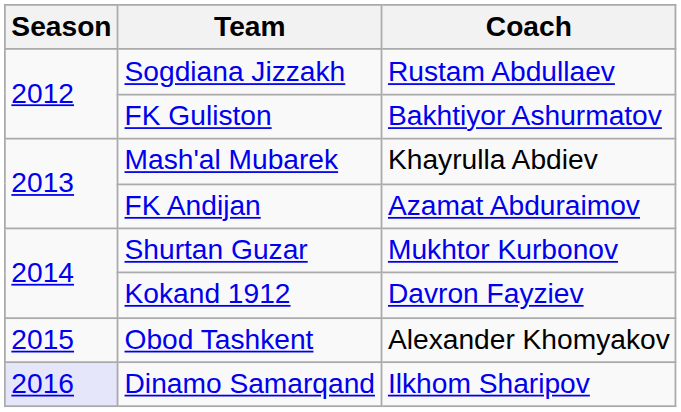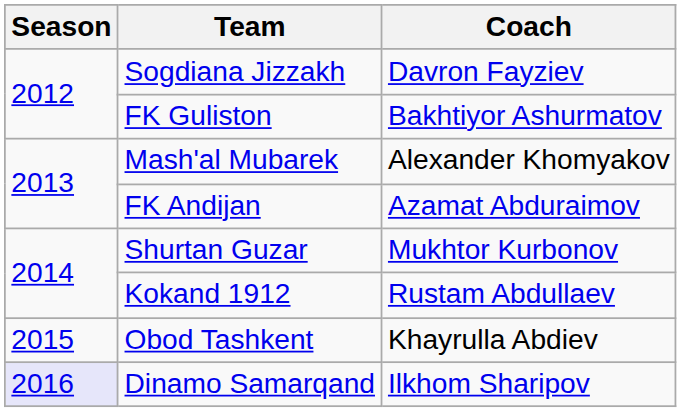(501, 71) Rustam Abdullaev -> (486, 71) Davron Fayziev
(493, 160) Khayrulla Abdiev -> (529, 160) Alexander Khomyakov
(486, 294) Davron Fayziev -> (501, 294) Rustam Abdullaev
(529, 339) Alexander Khomyakov -> (493, 339) Khayrulla Abdiev
